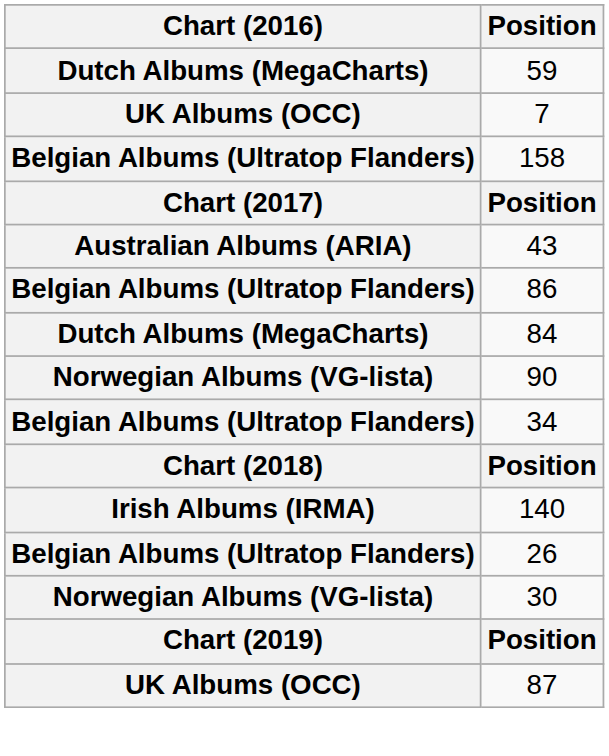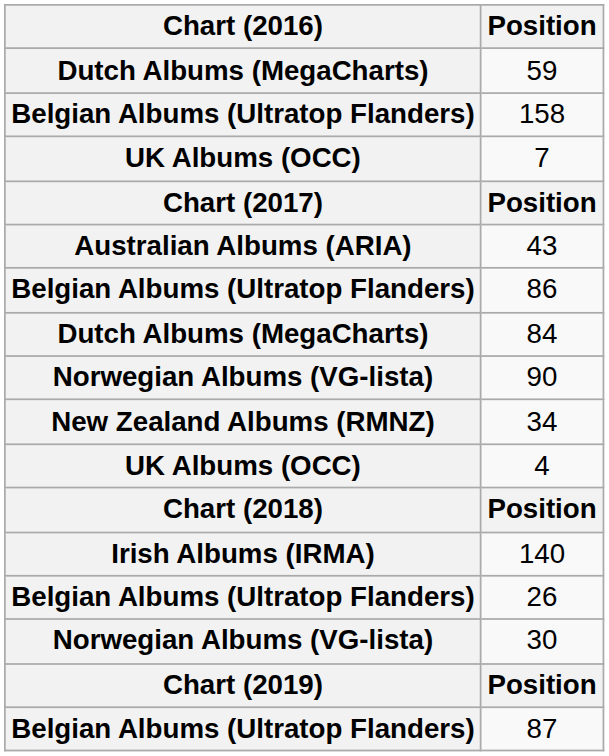rows swapped: (542, 158) <-> (542, 114)
(243, 421) Belgian Albums (Ultratop Flanders) -> (243, 421) New Zealand Albums (RMNZ)
+ row: (542, 465)
(243, 684) UK Albums (OCC) -> (243, 728) Belgian Albums (Ultratop Flanders)
